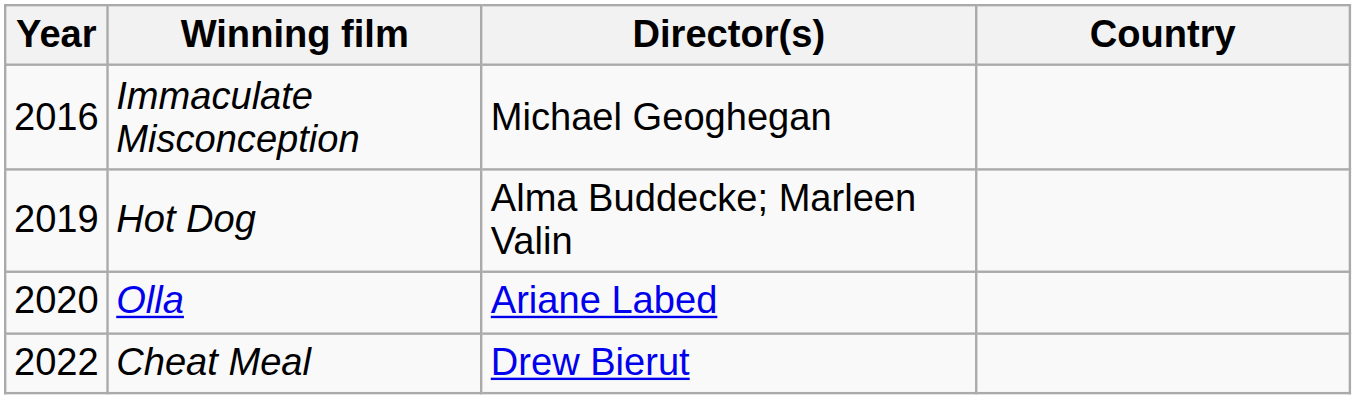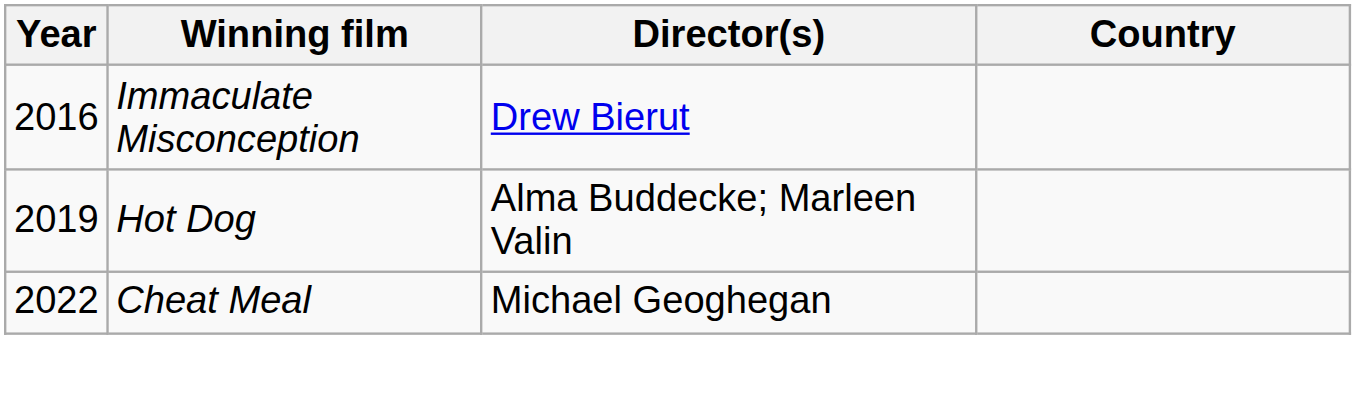(661, 116) Michael Geoghegan -> (590, 116) Drew Bierut
- row: (150, 301)
(590, 361) Drew Bierut -> (661, 301) Michael Geoghegan
